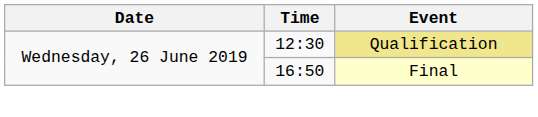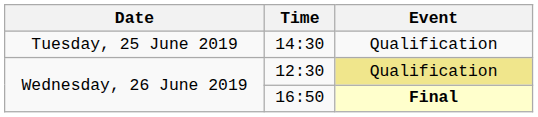+ row: (300, 45)
(434, 71) normal -> (434, 98) bold
